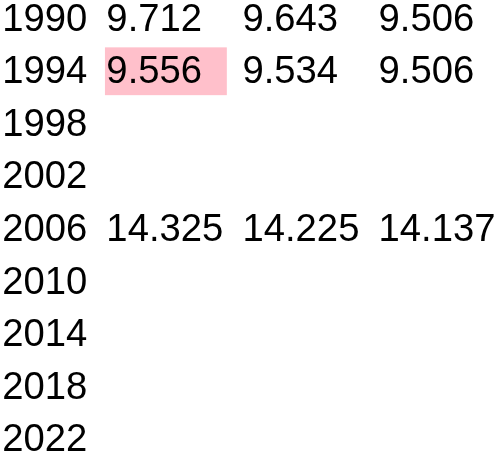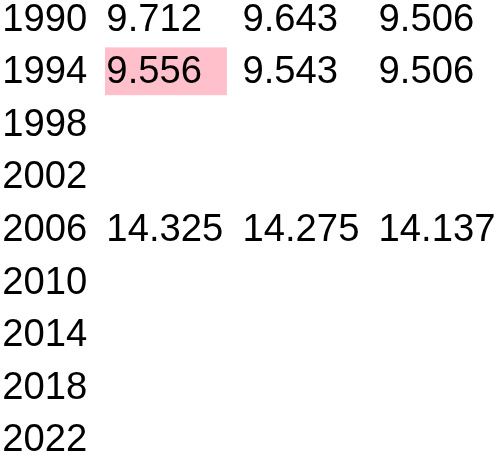(290, 70) 9.534 -> (290, 70) 9.543
(301, 228) 14.225 -> (301, 228) 14.275
